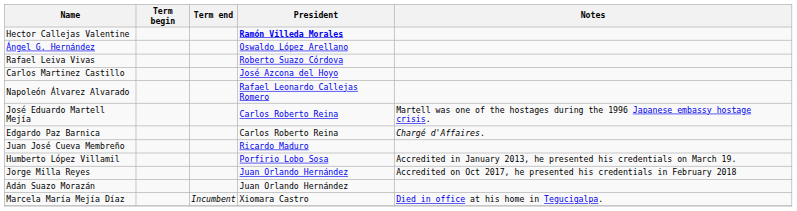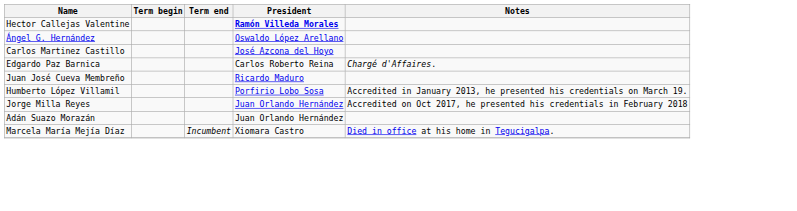- row: (51, 60)
- row: (68, 92)
- row: (56, 115)
